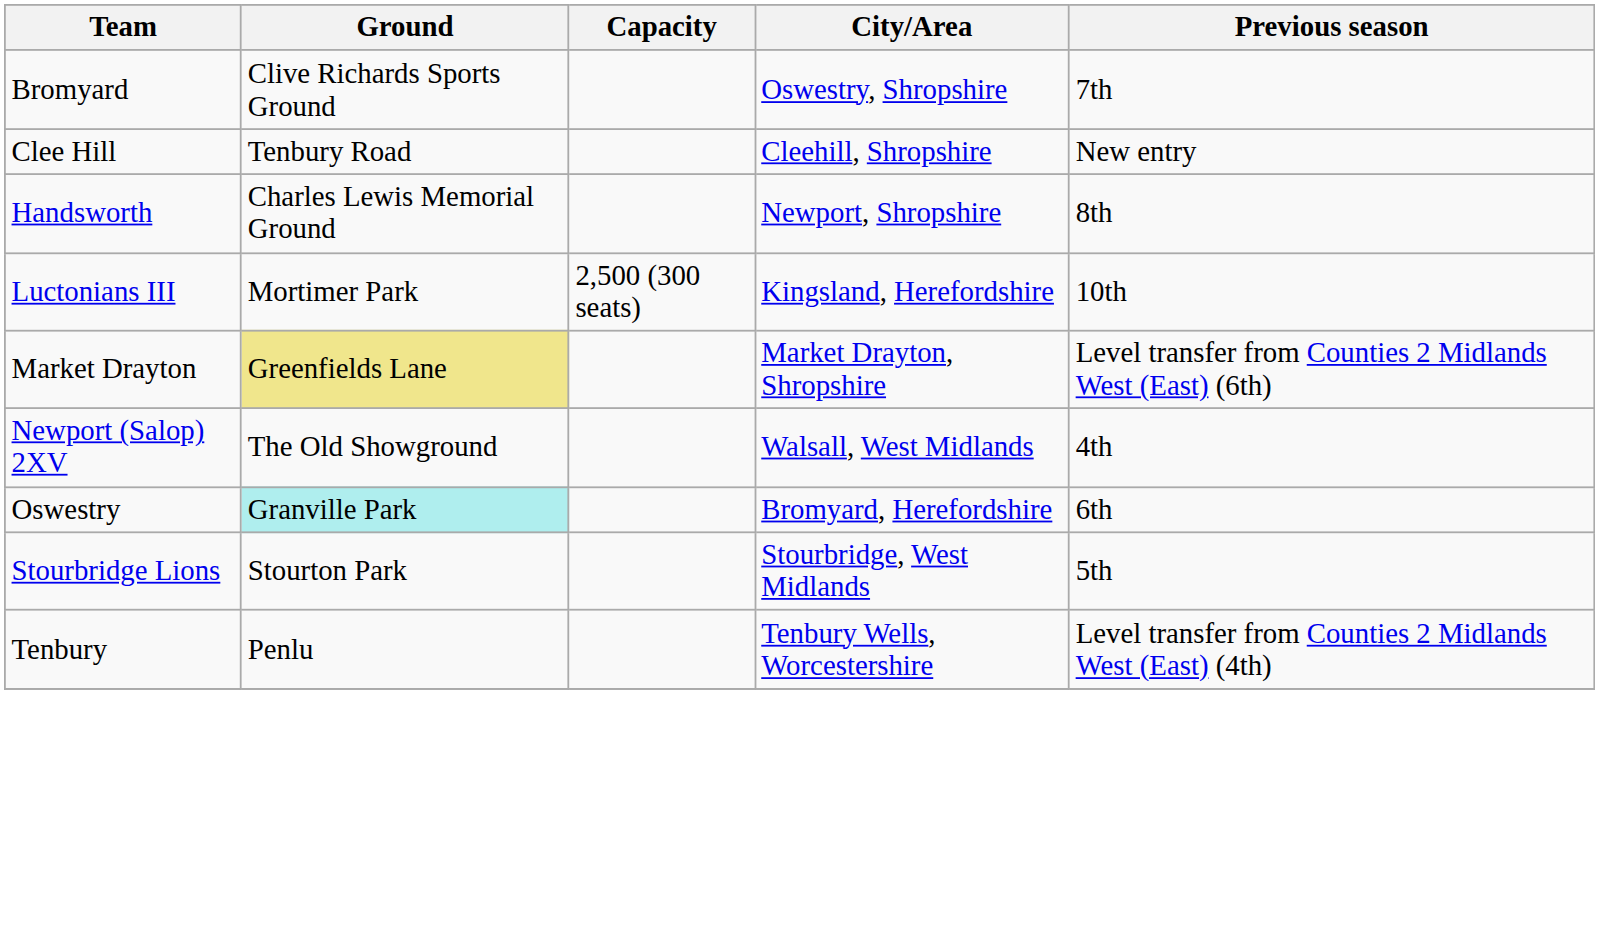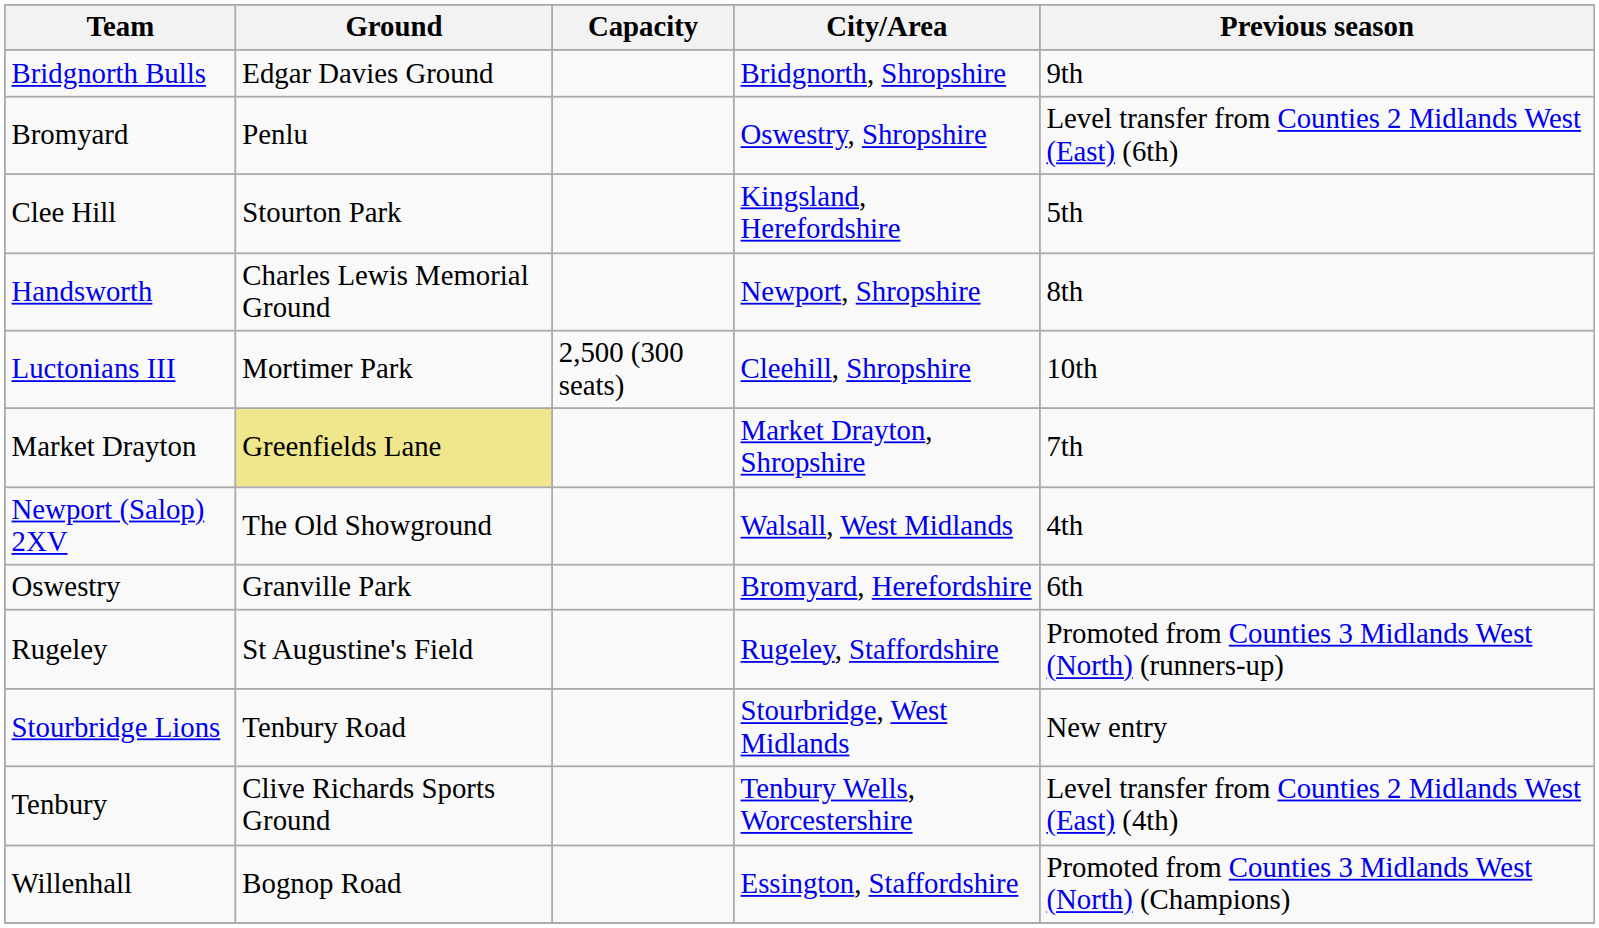+ row: (109, 73)
(374, 89) Clive Richards Sports Ground -> (275, 134) Penlu
(1094, 89) 7th -> (1314, 134) Level transfer from Counties 2 Midlands West (East) (6th)
(330, 151) Tenbury Road -> (322, 212) Stourton Park
(876, 151) Cleehill, Shropshire -> (821, 212) Kingsland, Herefordshire
(1136, 151) New entry -> (1065, 212) 5th
(908, 291) Kingsland, Herefordshire -> (856, 369) Cleehill, Shropshire
(1311, 369) Level transfer from Counties 2 Midlands West (East) (6th) -> (1065, 447) 7th
(332, 509) paleturquoise background -> (327, 587) no background
+ row: (60, 649)
(327, 570) Stourton Park -> (324, 727) Tenbury Road
(1094, 570) 5th -> (1107, 727) New entry
(281, 649) Penlu -> (369, 805) Clive Richards Sports Ground
+ row: (72, 883)
